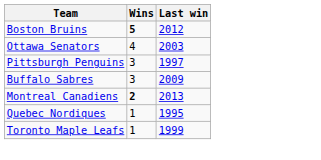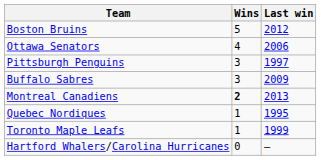(132, 30) bold -> (237, 30) normal
(171, 46) 2003 -> (276, 46) 2006
+ row: (118, 147)
